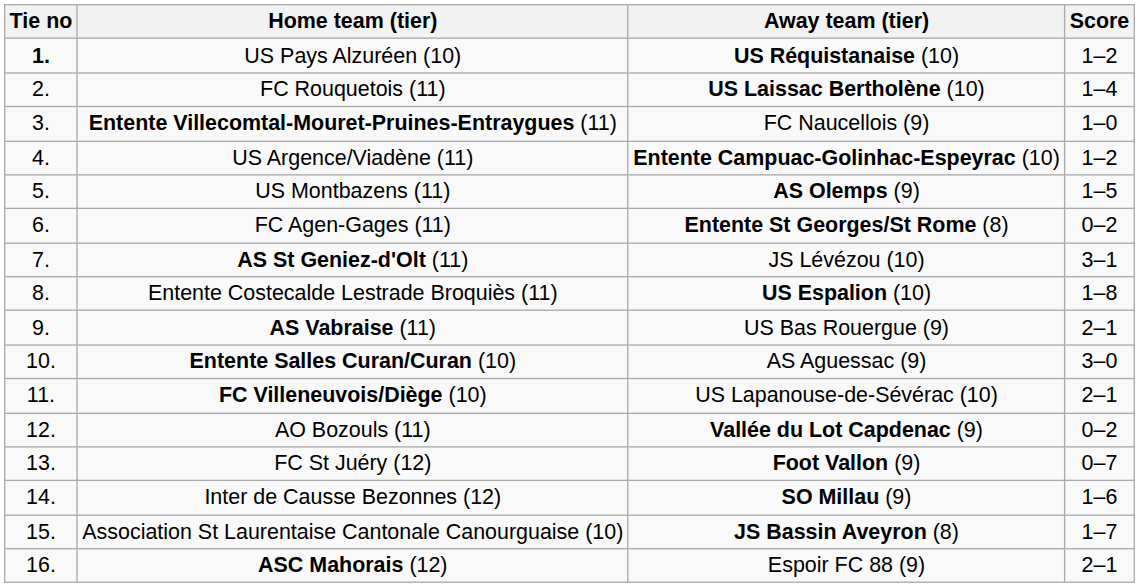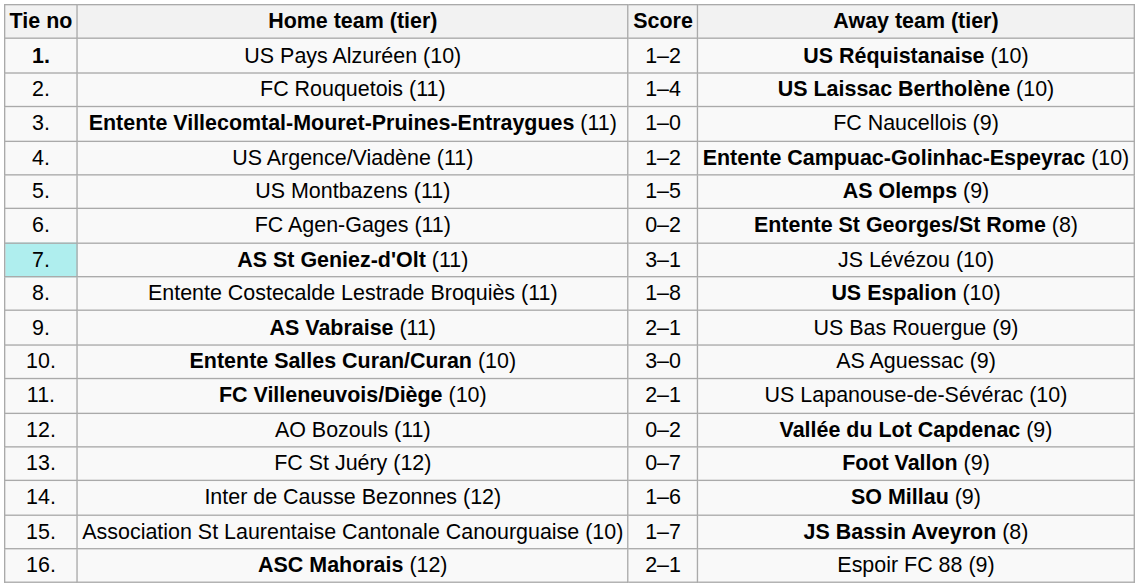columns swapped: (1099, 21) <-> (847, 21)
(41, 259) no background -> (41, 259) paleturquoise background
